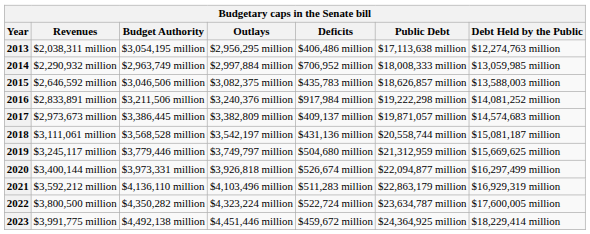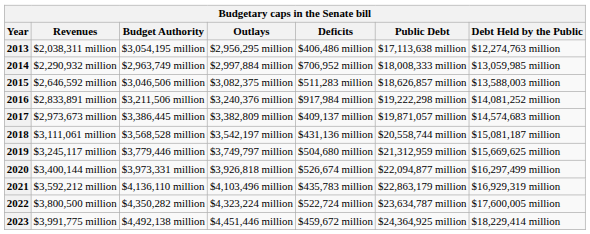(336, 83) $435,783 million -> (335, 83) $511,283 million
(335, 186) $511,283 million -> (336, 186) $435,783 million
